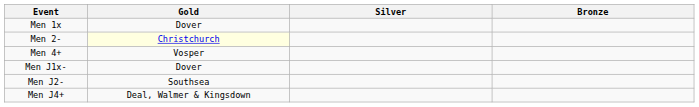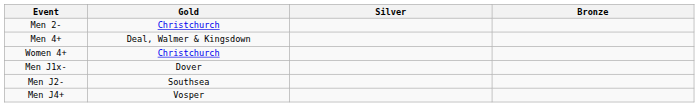- row: (46, 25)
(189, 39) lightyellow background -> (189, 25) no background
(189, 53) Vosper -> (189, 39) Deal, Walmer & Kingsdown
+ row: (46, 53)
(189, 95) Deal, Walmer & Kingsdown -> (189, 95) Vosper
